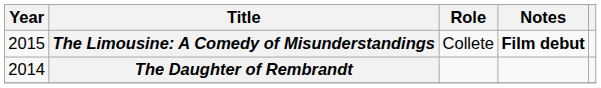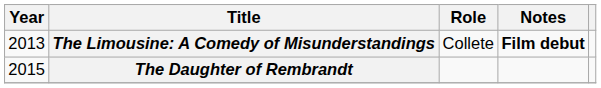(27, 43) 2015 -> (27, 43) 2013
(27, 69) 2014 -> (27, 69) 2015
